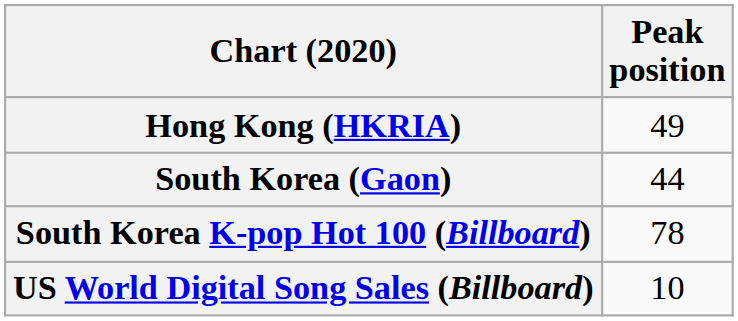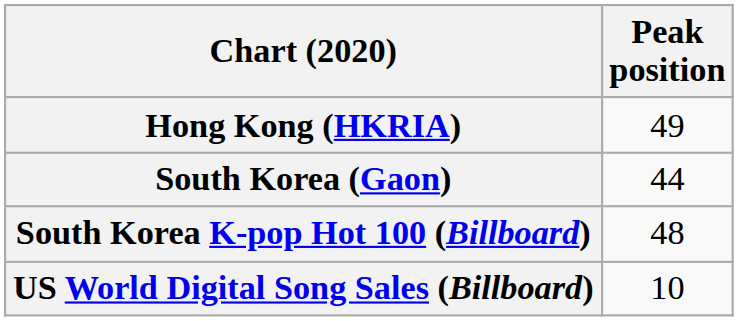(667, 233) 78 -> (667, 233) 48
